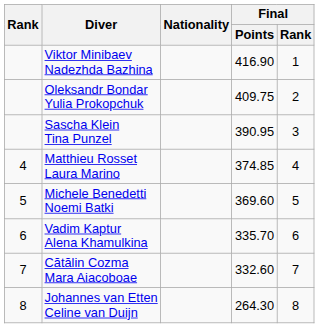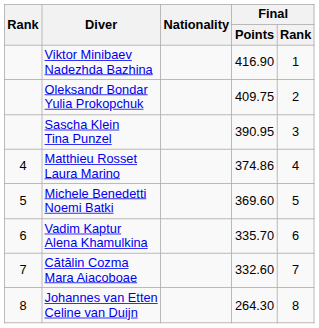(255, 166) 374.85 -> (255, 166) 374.86
